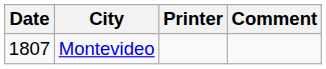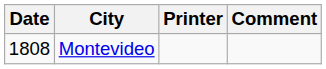(30, 48) 1807 -> (30, 48) 1808
